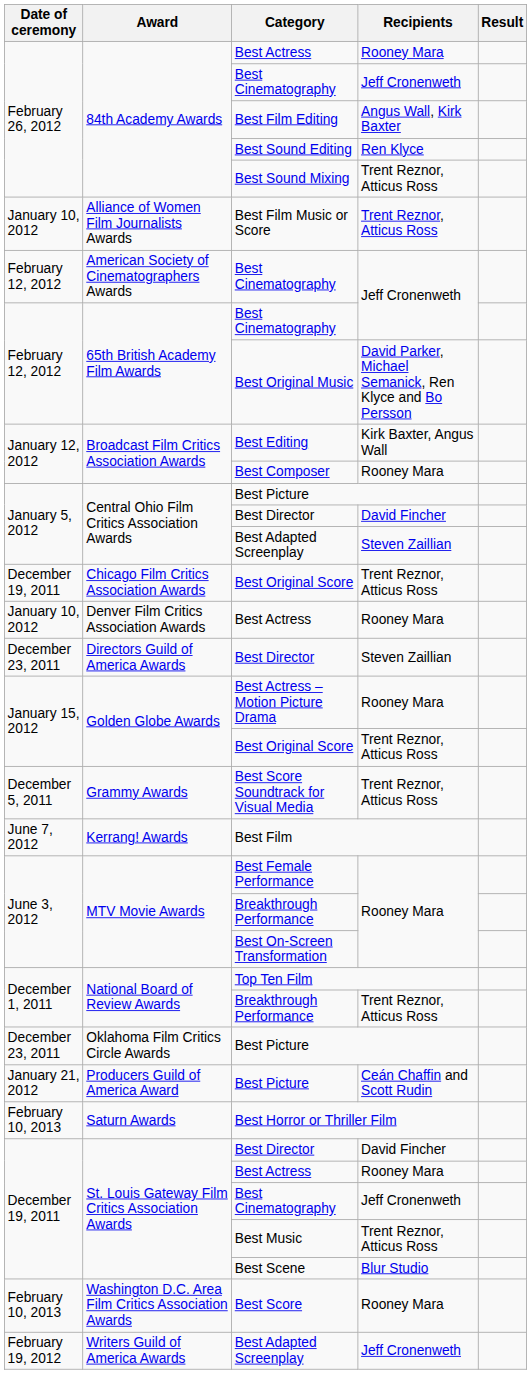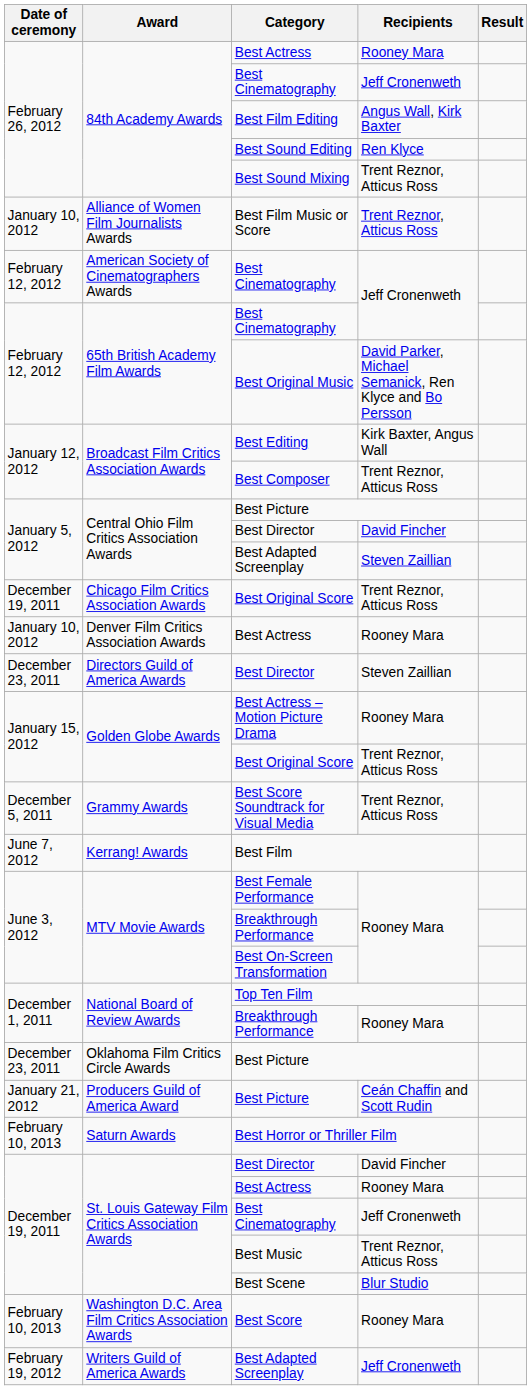(402, 472) Rooney Mara -> (402, 479) Trent Reznor, Atticus Ross
(402, 1008) Trent Reznor, Atticus Ross -> (402, 1023) Rooney Mara
